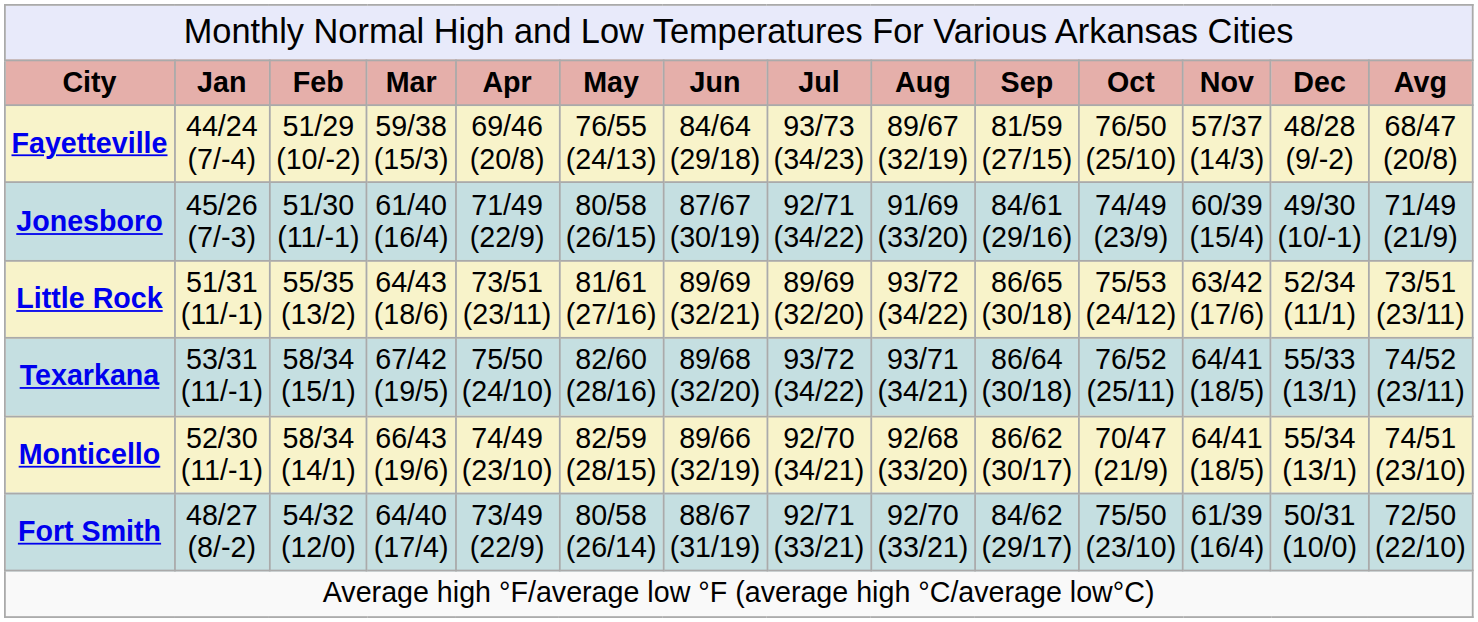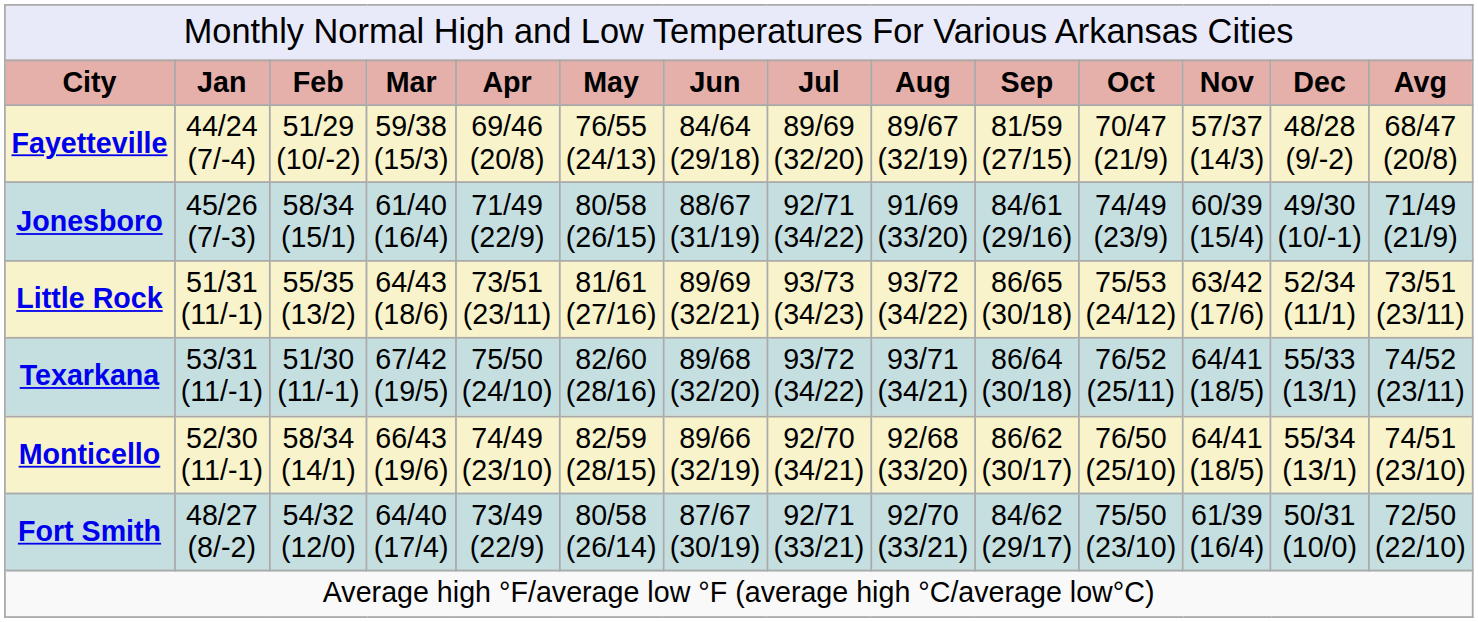(819, 143) 93/73 (34/23) -> (819, 143) 89/69 (32/20)
(1131, 143) 76/50 (25/10) -> (1131, 143) 70/47 (21/9)
(318, 221) 51/30 (11/-1) -> (318, 221) 58/34 (15/1)
(715, 221) 87/67 (30/19) -> (715, 221) 88/67 (31/19)
(819, 298) 89/69 (32/20) -> (819, 298) 93/73 (34/23)
(318, 376) 58/34 (15/1) -> (318, 376) 51/30 (11/-1)
(1131, 454) 70/47 (21/9) -> (1131, 454) 76/50 (25/10)
(715, 531) 88/67 (31/19) -> (715, 531) 87/67 (30/19)
